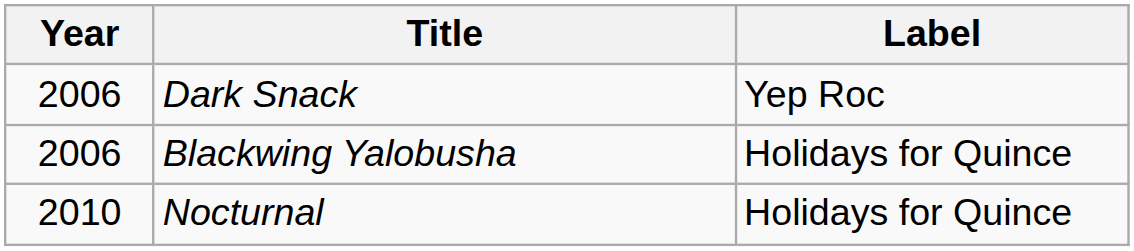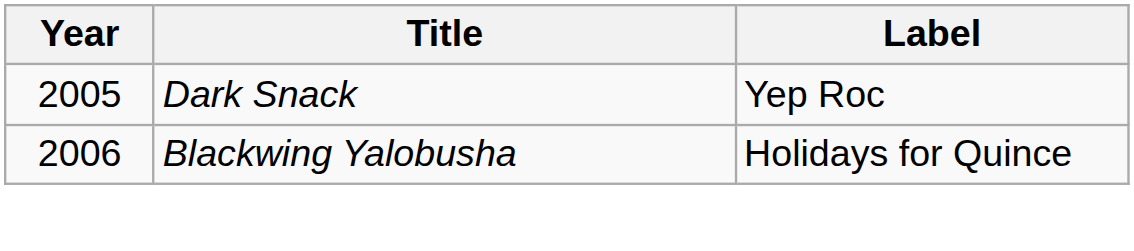(80, 93) 2006 -> (80, 93) 2005
- row: (243, 213)
